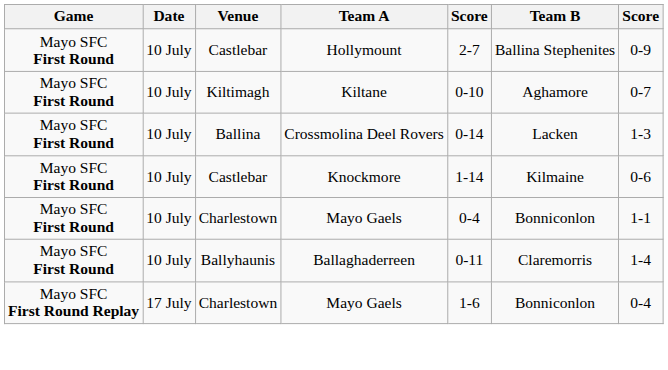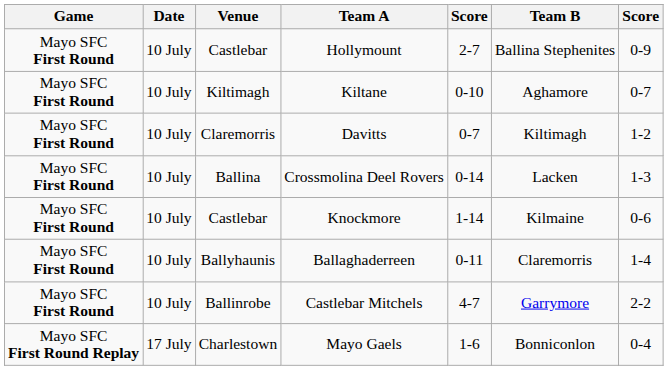+ row: (74, 134)
- row: (74, 218)
+ row: (74, 302)
